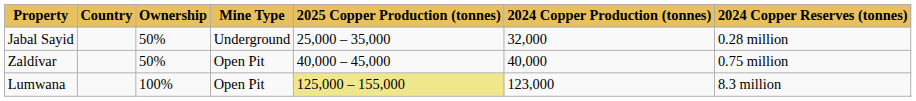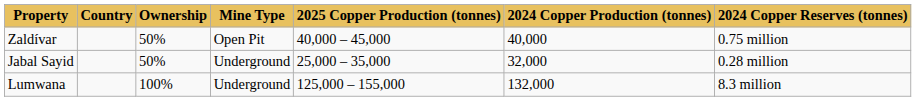rows swapped: (32, 61) <-> (41, 38)
(239, 84) Open Pit -> (252, 84) Underground
(351, 84) khaki background -> (351, 84) no background
(531, 84) 123,000 -> (531, 84) 132,000
